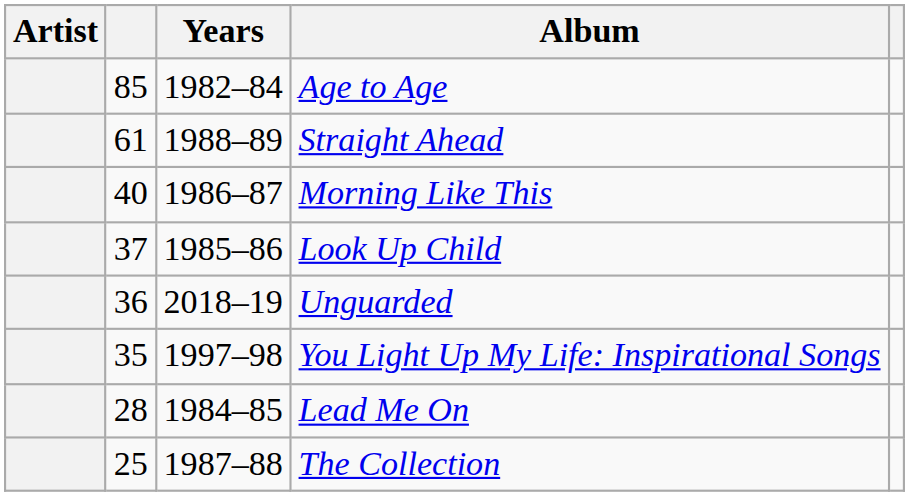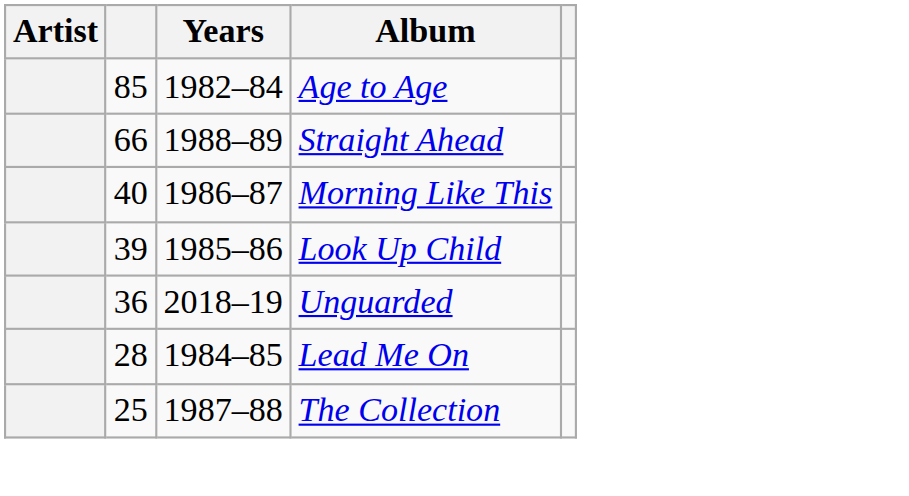(131, 139) 61 -> (131, 139) 66
(131, 247) 37 -> (131, 247) 39
- row: (590, 355)
